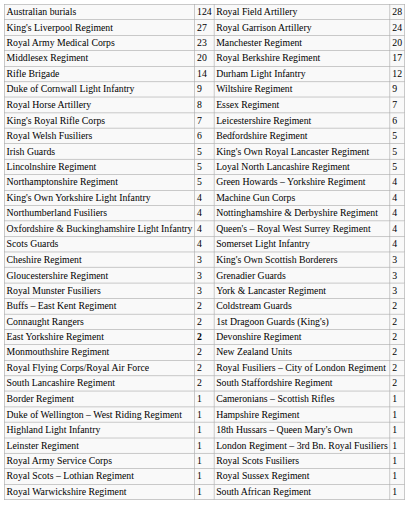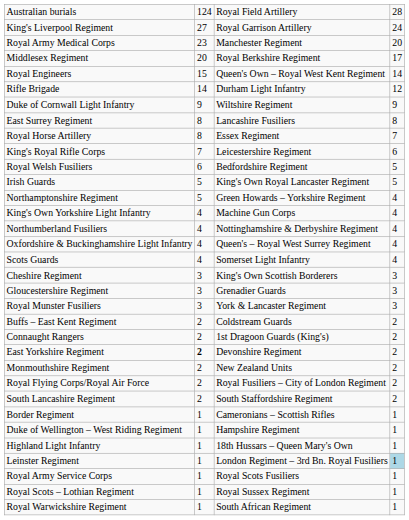+ row: (39, 74)
+ row: (49, 120)
- row: (51, 167)
(395, 445) no background -> (395, 461) lightblue background
